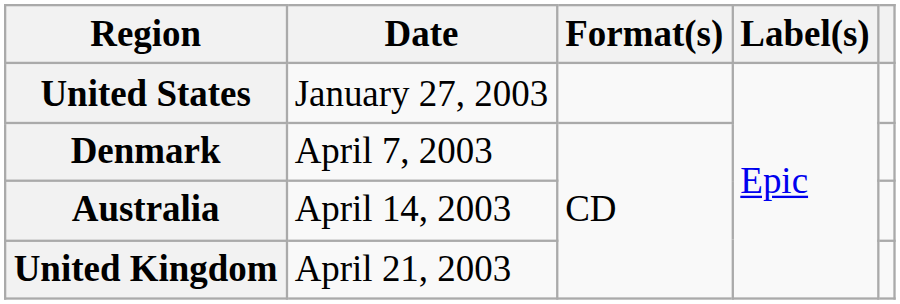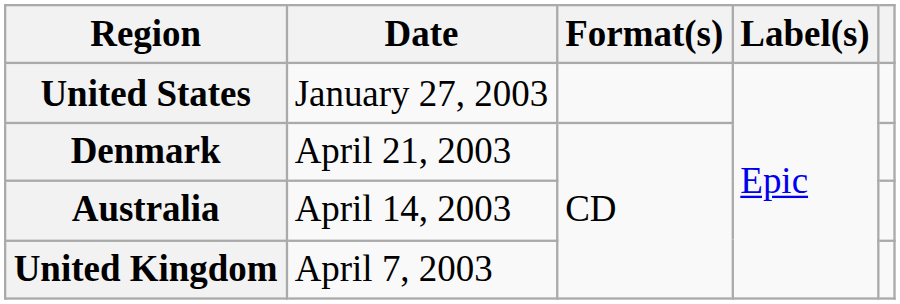(394, 151) April 7, 2003 -> (403, 151) April 21, 2003
(403, 268) April 21, 2003 -> (394, 268) April 7, 2003
